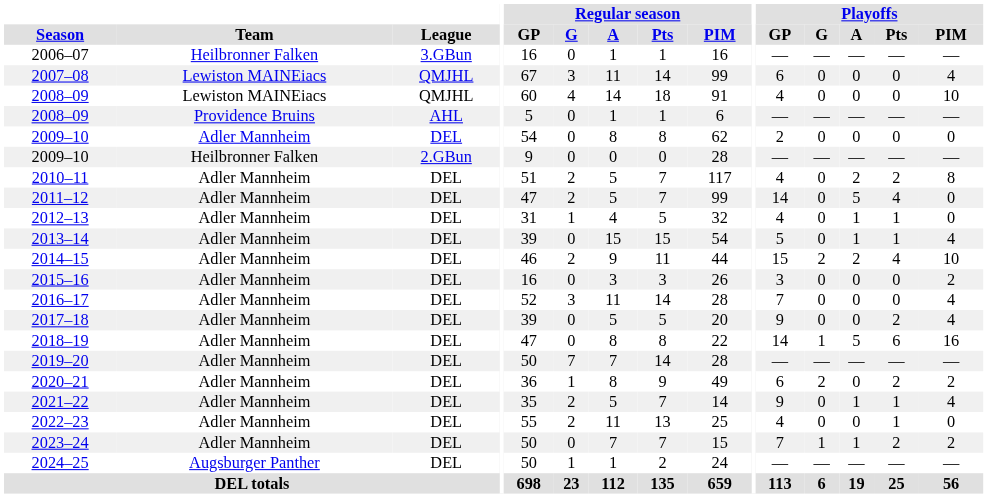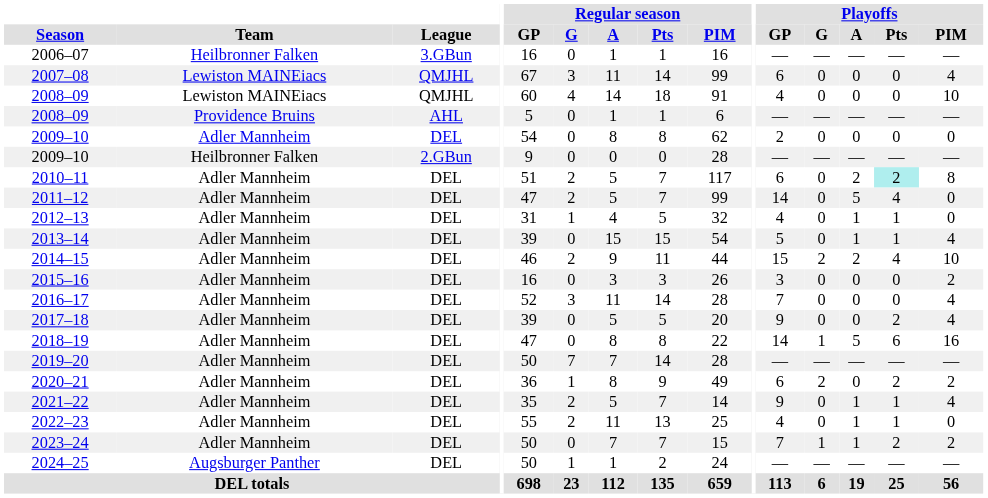(780, 177) 4 -> (780, 177) 6
(896, 177) no background -> (896, 177) paleturquoise background
(856, 422) 0 -> (856, 422) 1
